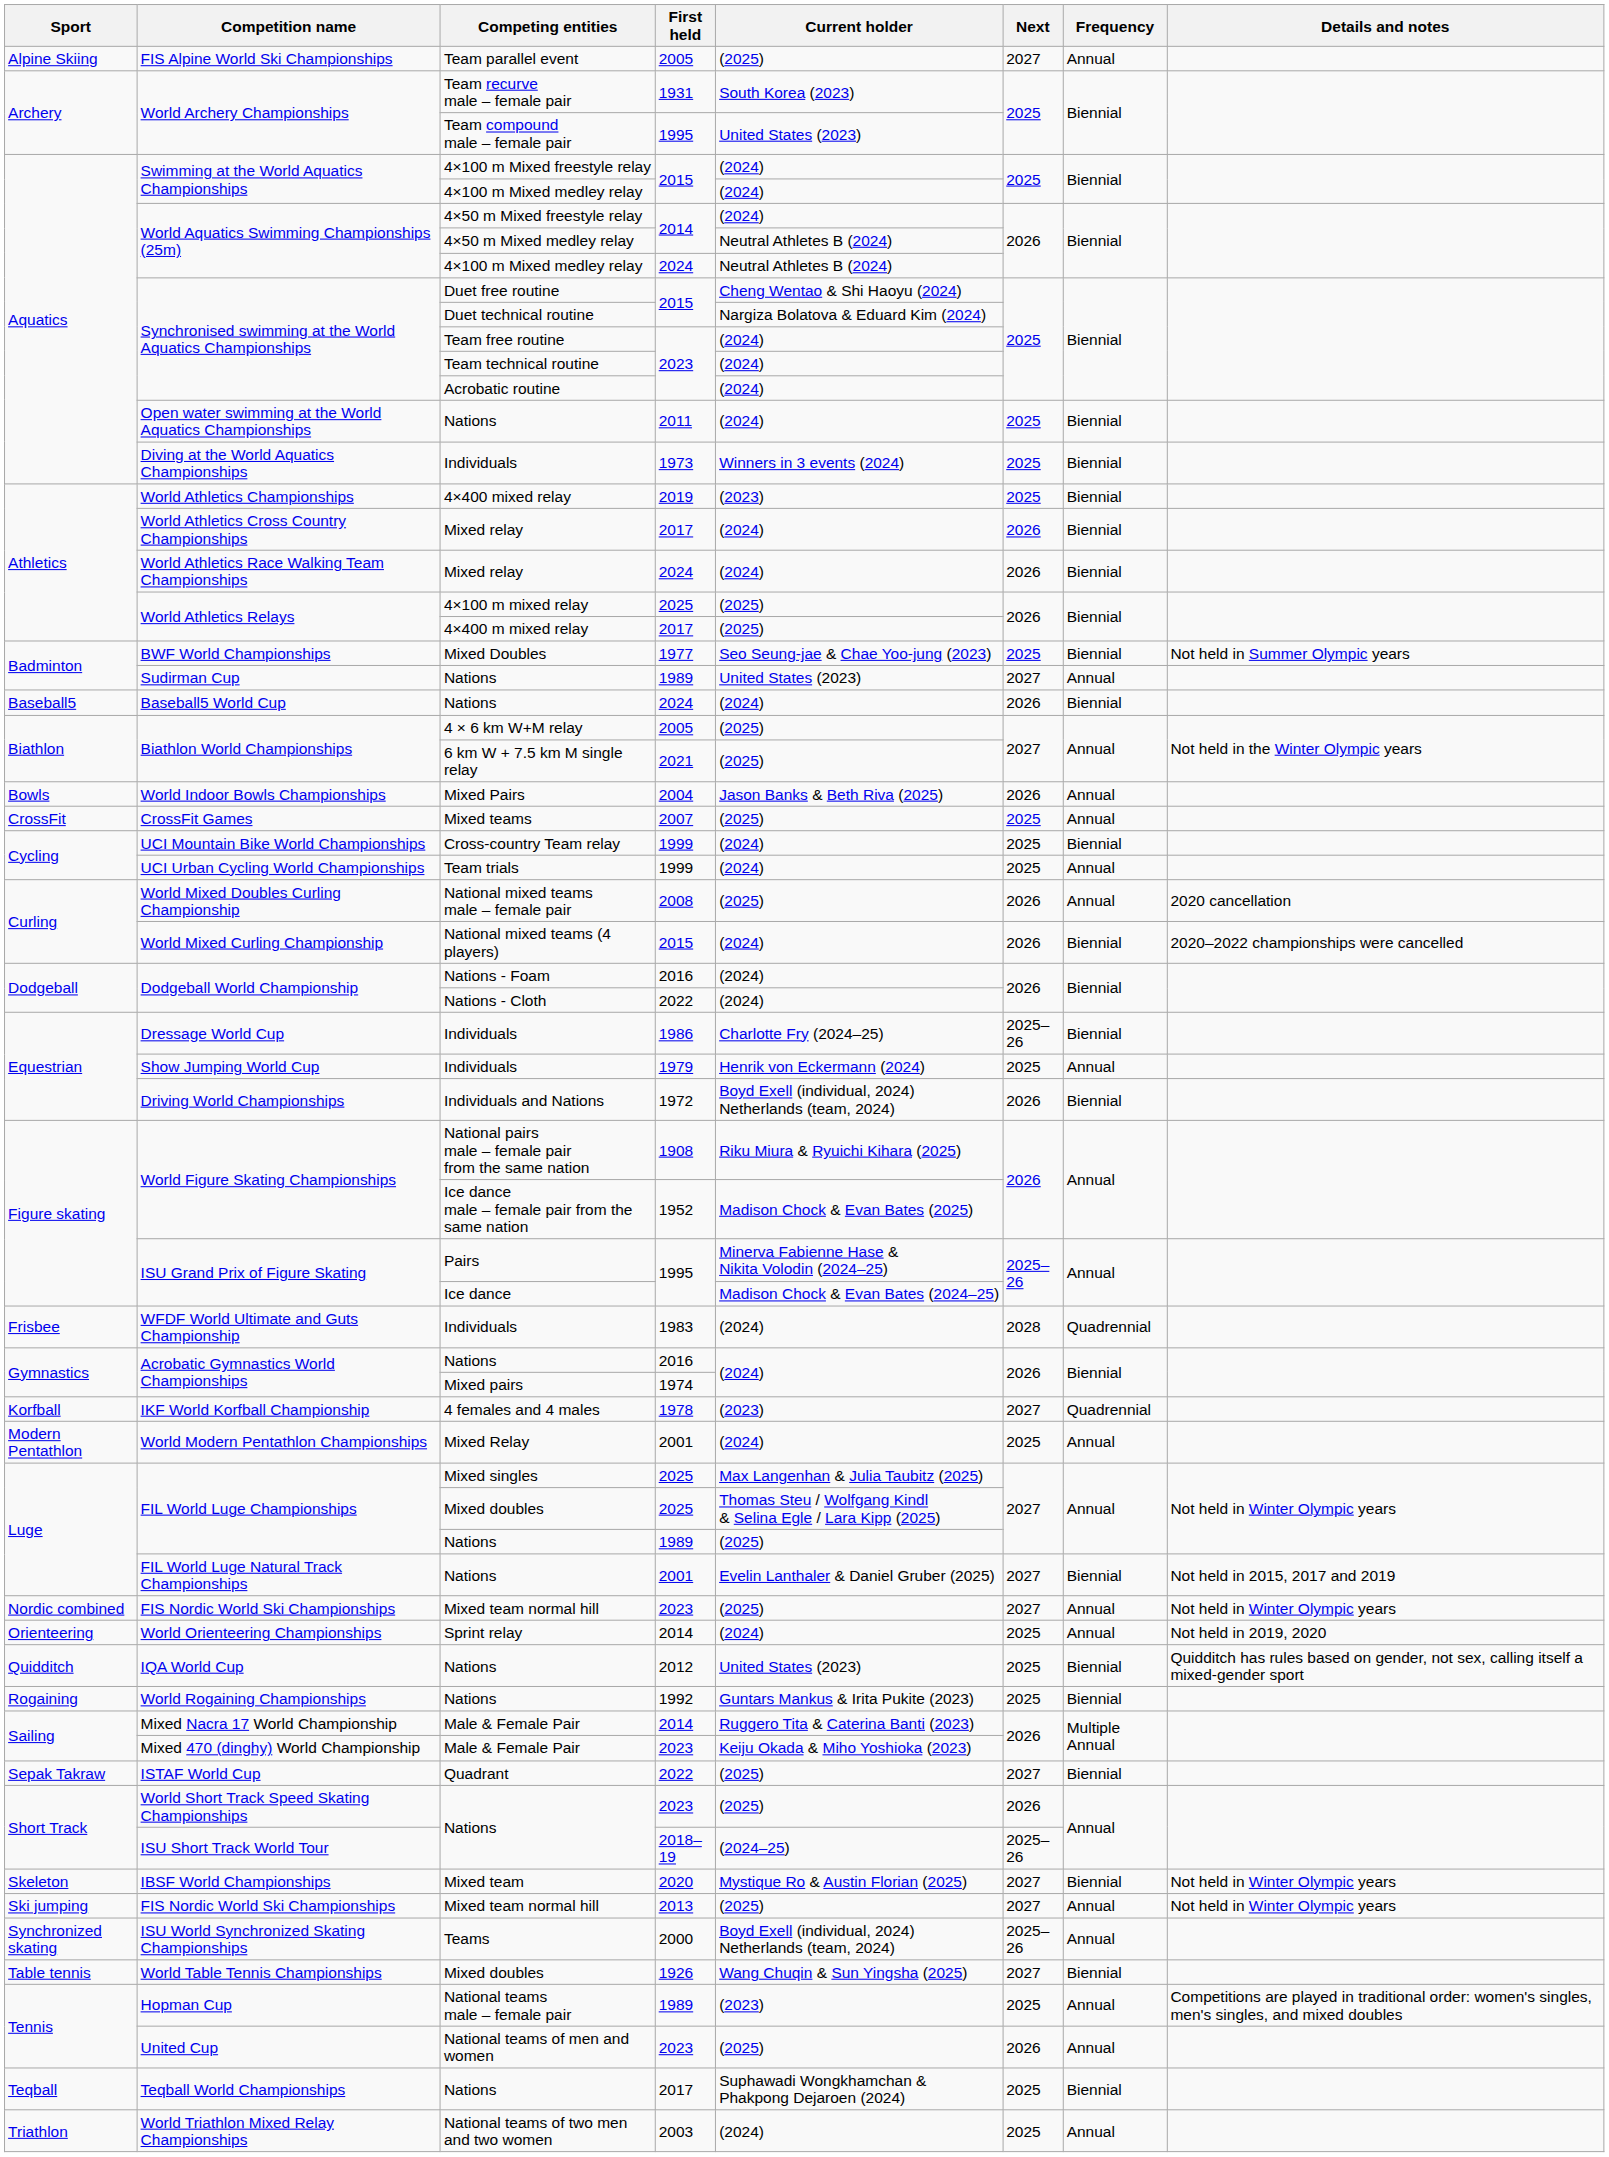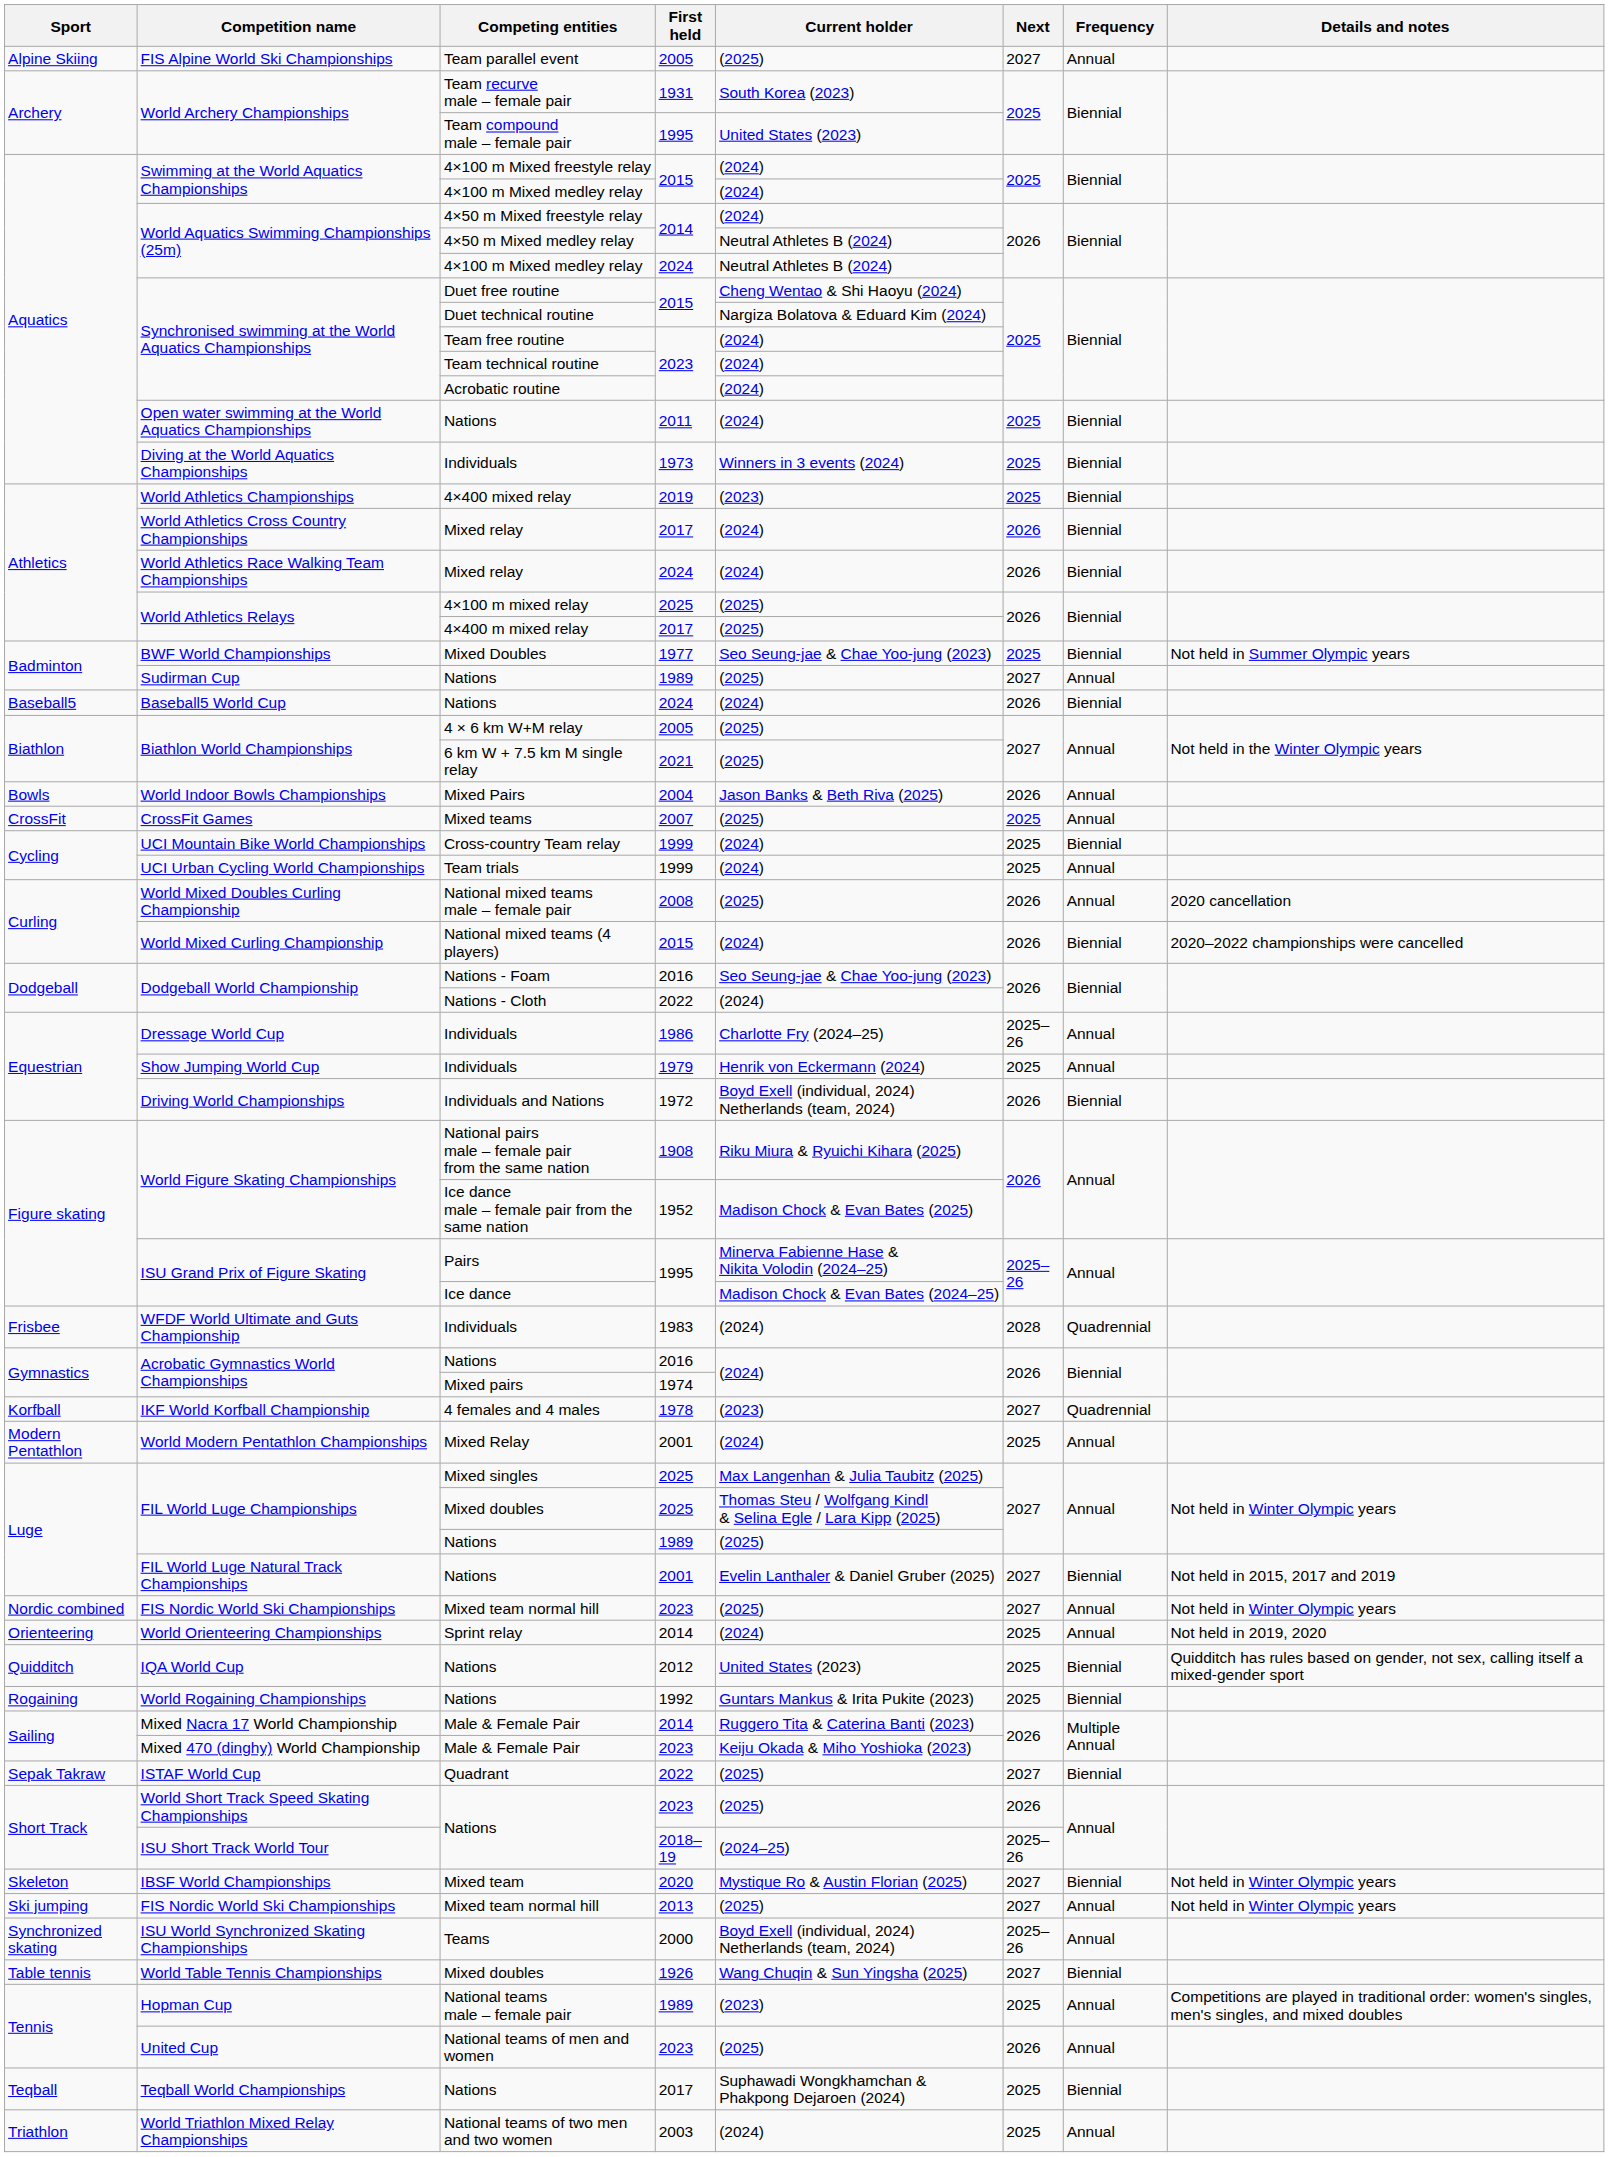(790, 678) United States (2023) -> (742, 678) (2025)
(742, 976) (2024) -> (855, 976) Seo Seung-jae & Chae Yoo-jung (2023)
(1094, 1034) Biennial -> (1091, 1034) Annual
